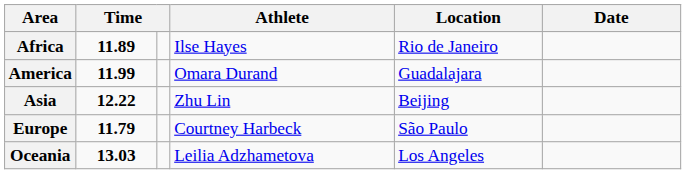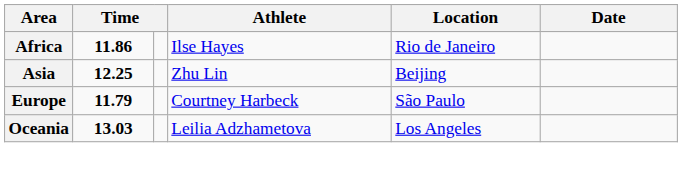(116, 45) 11.89 -> (113, 45) 11.86
- row: (40, 73)
(116, 100) 12.22 -> (113, 73) 12.25
